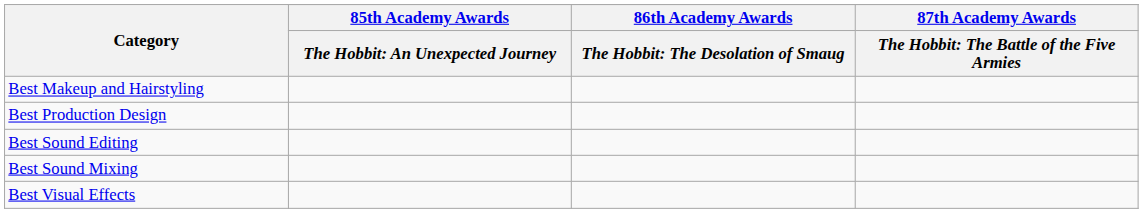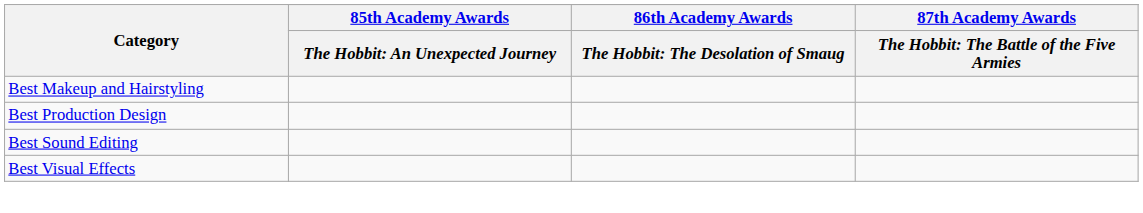- row: (73, 168)
